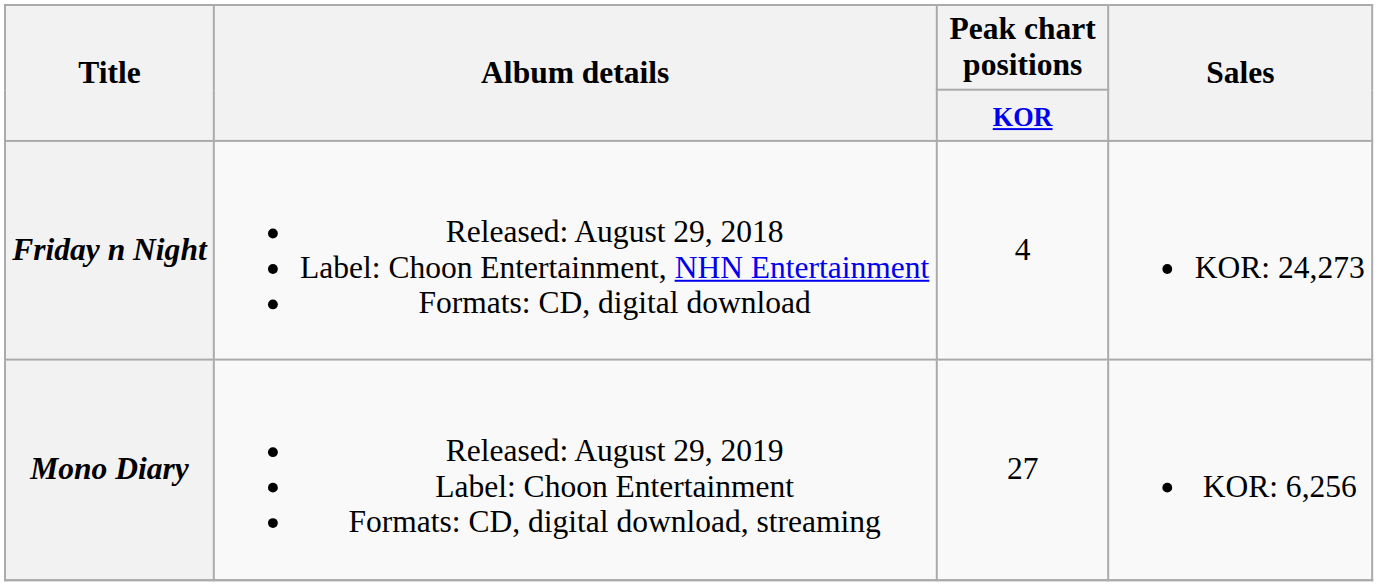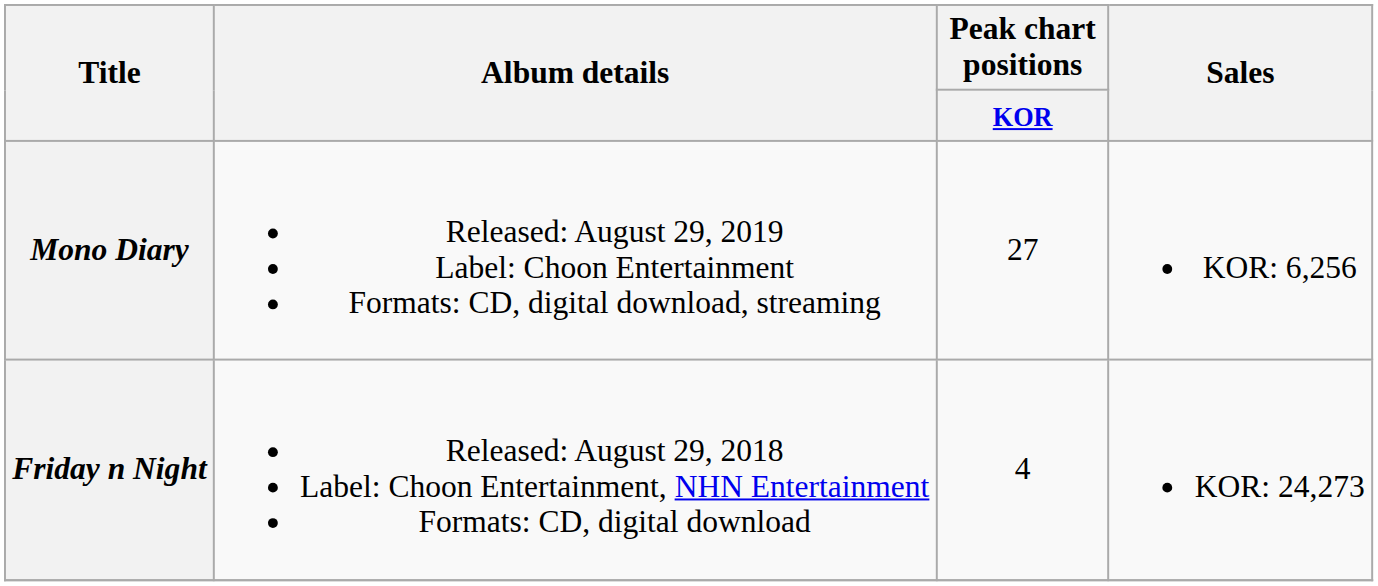rows swapped: (109, 249) <-> (109, 469)
